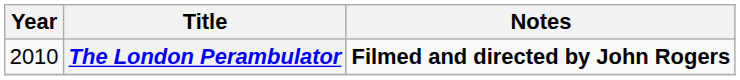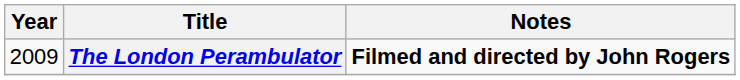(34, 56) 2010 -> (34, 56) 2009
